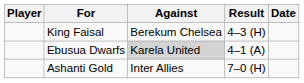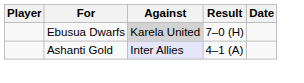- row: (75, 31)
(246, 50) 4–1 (A) -> (225, 31) 7–0 (H)
(157, 68) no background -> (157, 50) lavender background
(246, 68) 7–0 (H) -> (224, 50) 4–1 (A)
